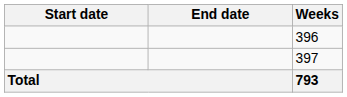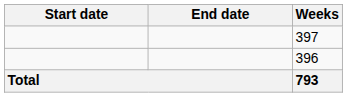rows swapped: (307, 37) <-> (307, 59)
